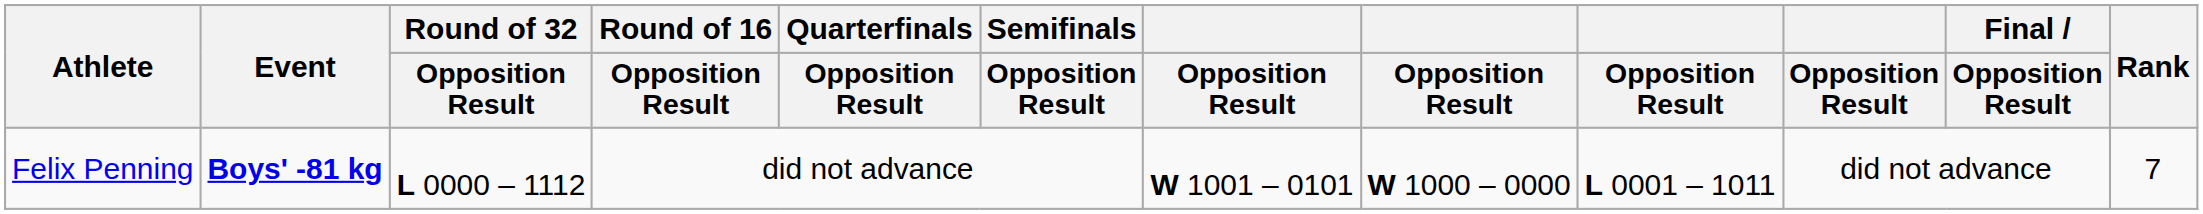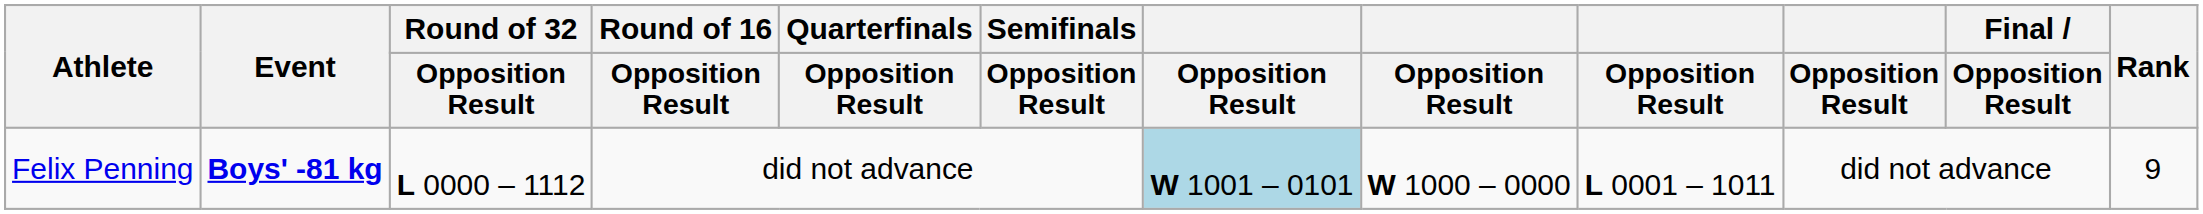(1252, 186) no background -> (1252, 186) lightblue background
(2153, 169) 7 -> (2153, 169) 9
